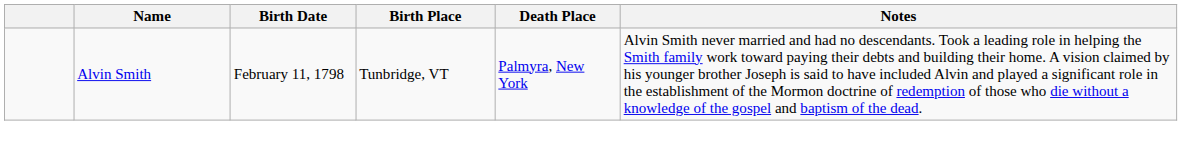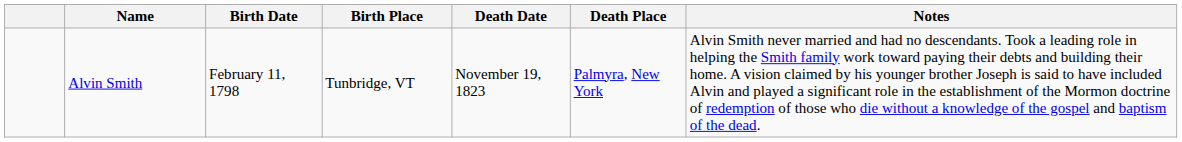+ column: (511, 16)
